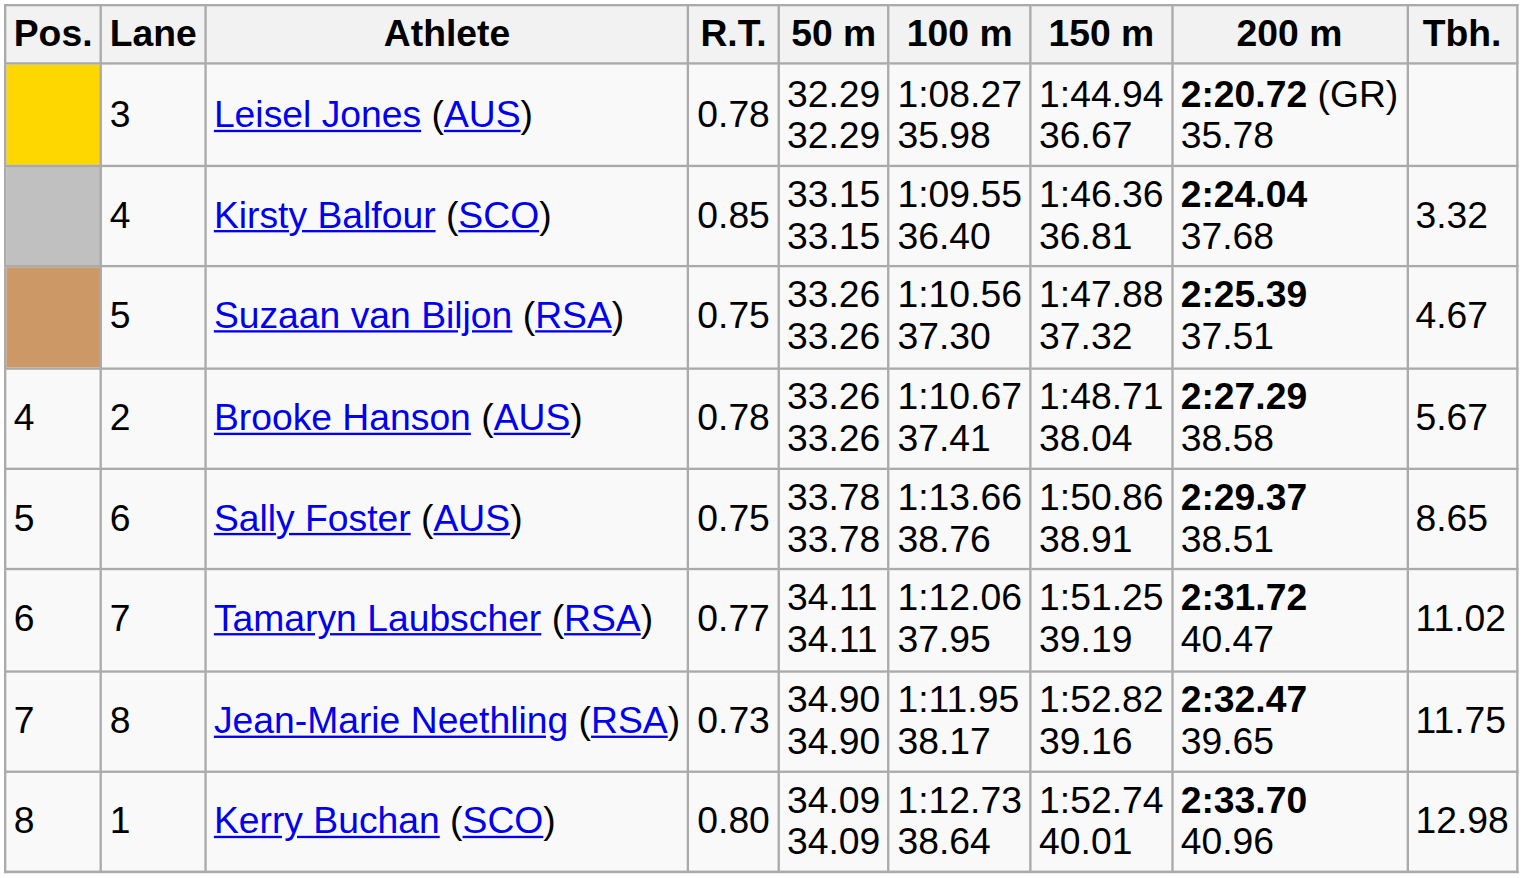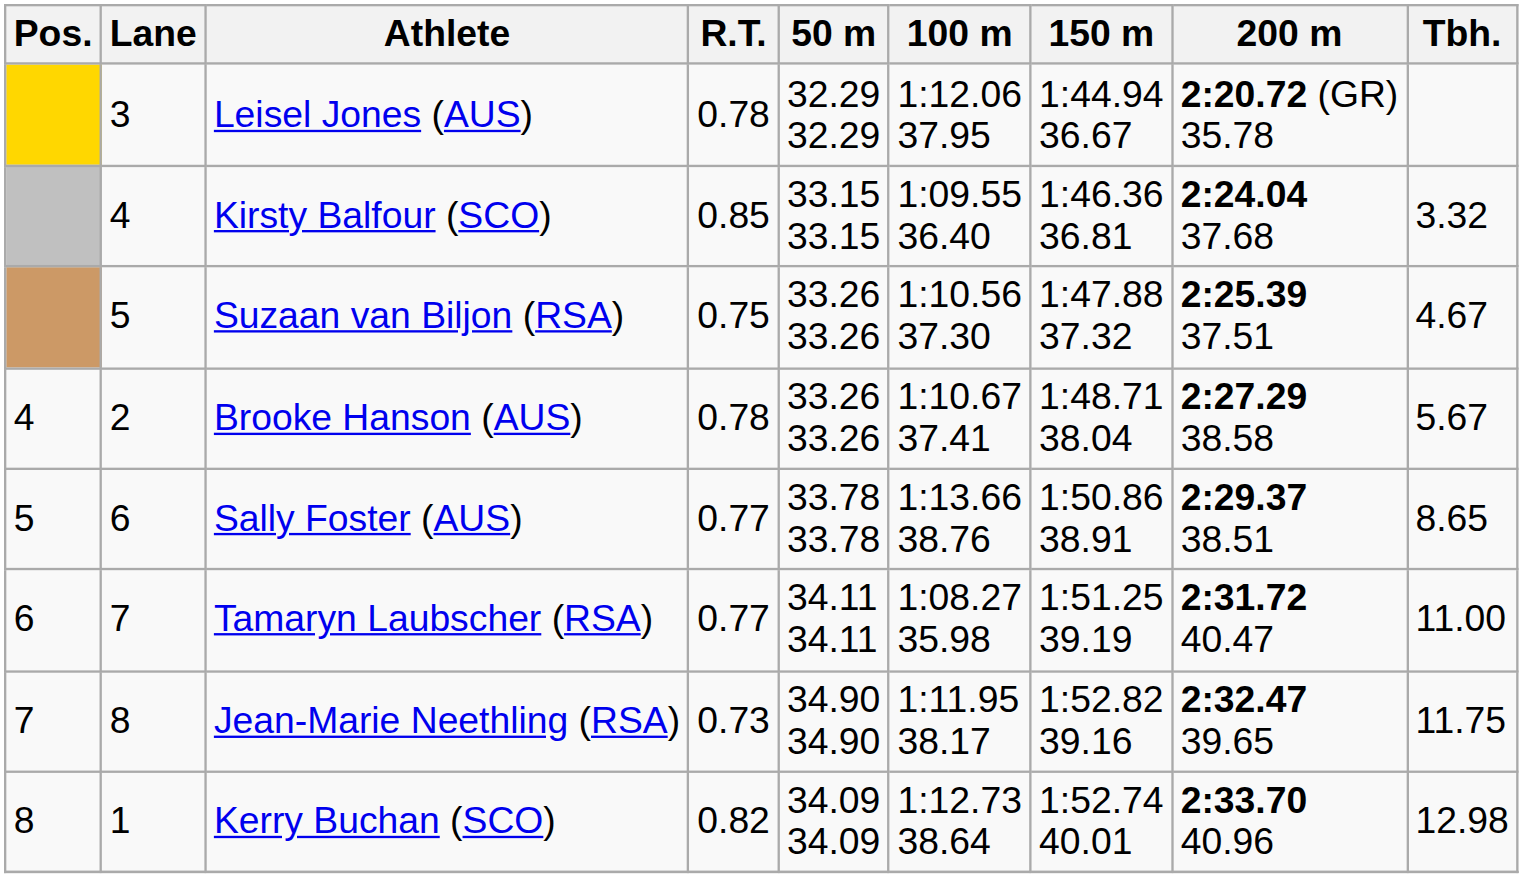(960, 114) 1:08.27 35.98 -> (960, 114) 1:12.06 37.95
(734, 518) 0.75 -> (734, 518) 0.77
(960, 619) 1:12.06 37.95 -> (960, 619) 1:08.27 35.98
(1461, 619) 11.02 -> (1461, 619) 11.00
(734, 821) 0.80 -> (734, 821) 0.82
